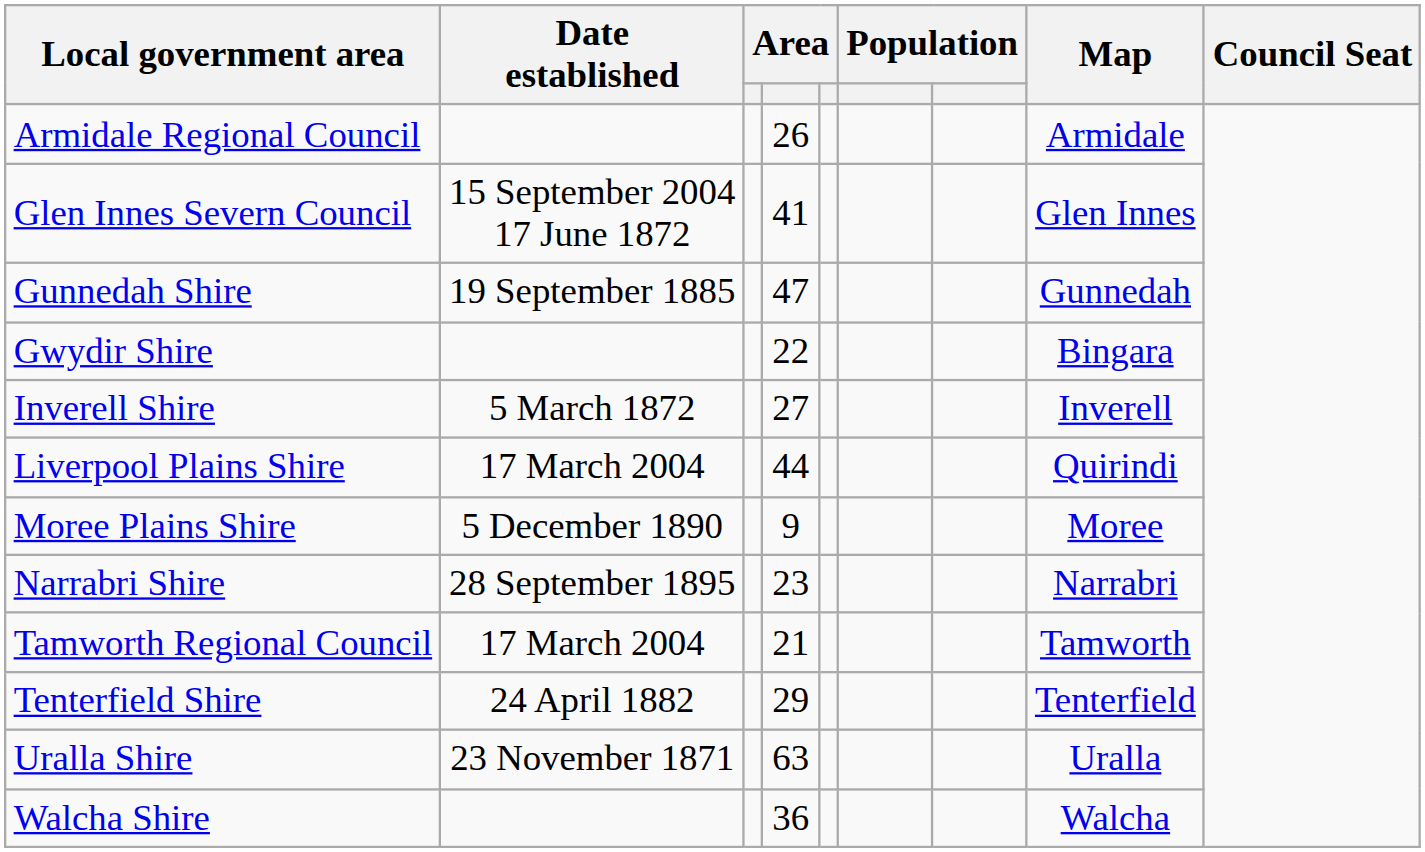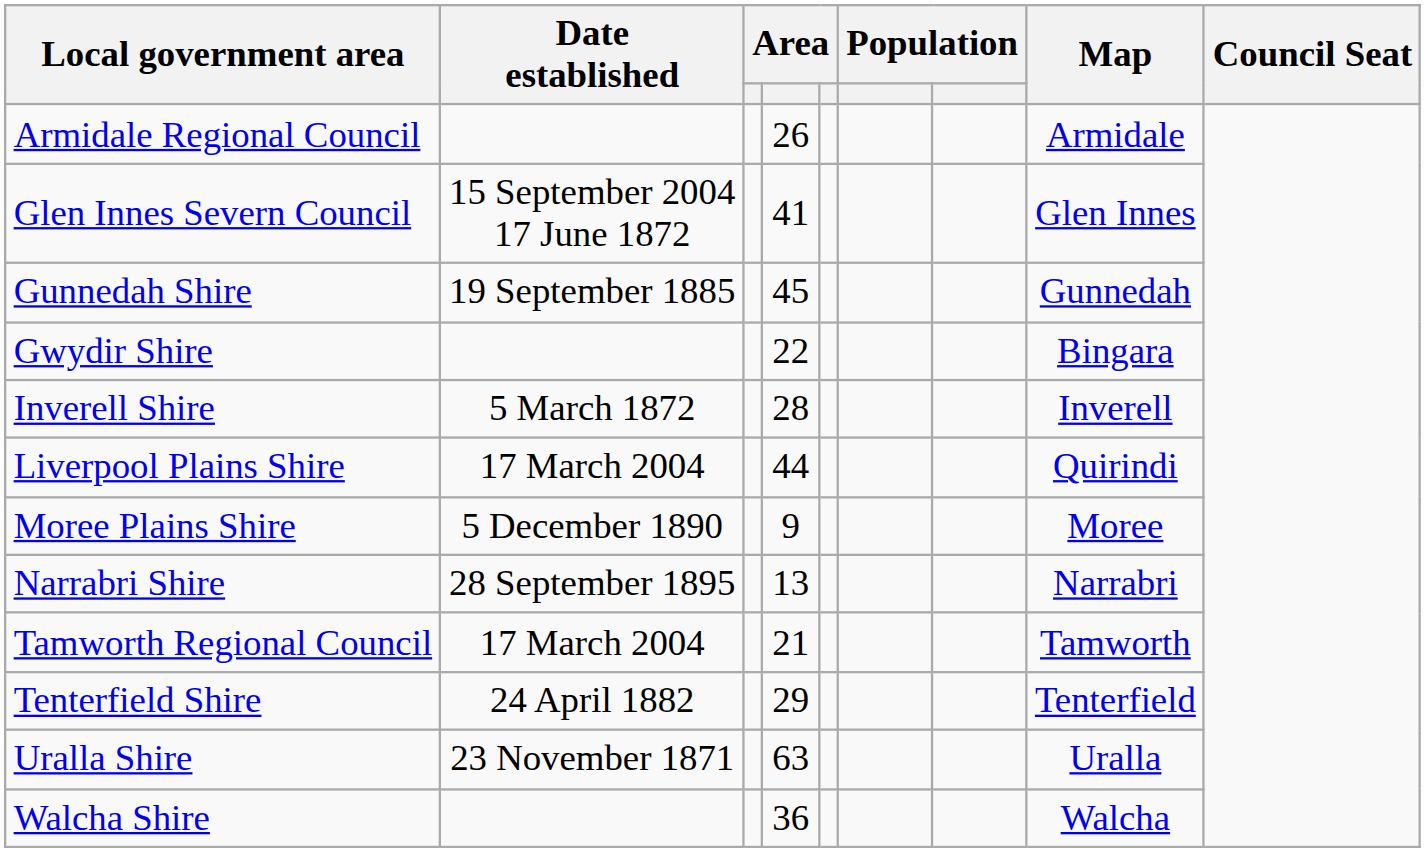(791, 291) 47 -> (791, 291) 45
(791, 408) 27 -> (791, 408) 28
(791, 583) 23 -> (791, 583) 13
